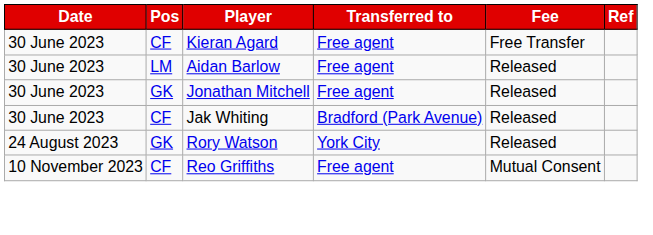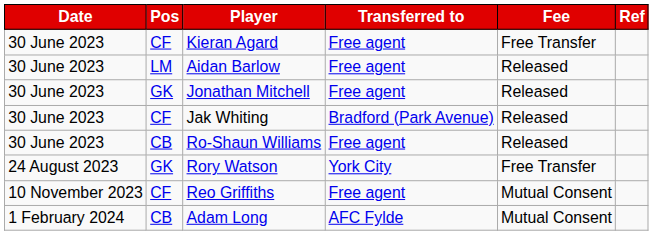+ row: (254, 142)
(523, 142) Released -> (549, 167) Free Transfer
+ row: (227, 218)
